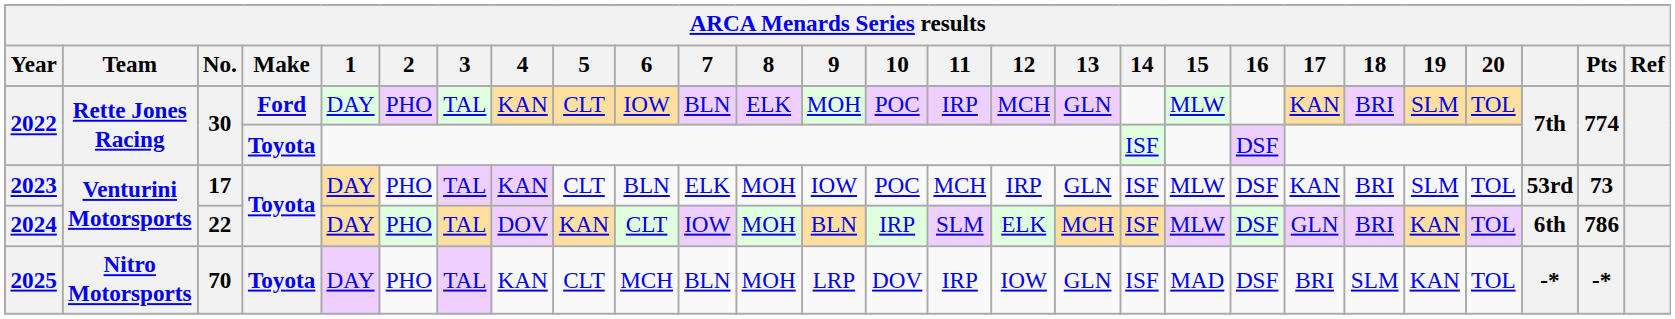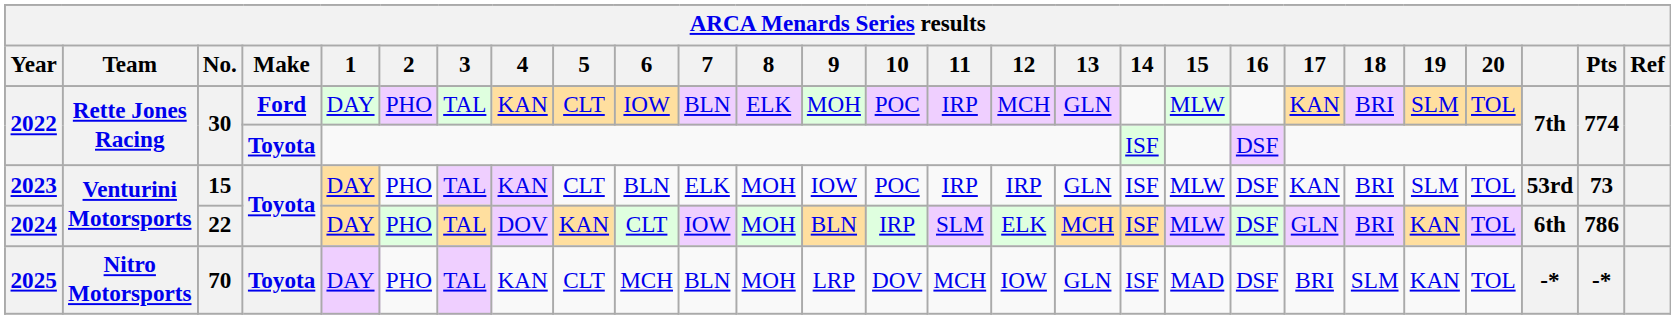(220, 184) 17 -> (220, 184) 15
(960, 184) MCH -> (960, 184) IRP
(960, 279) IRP -> (960, 279) MCH
